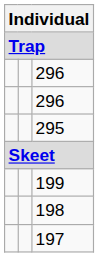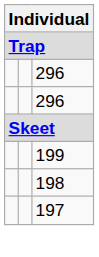- row: (11, 128)
